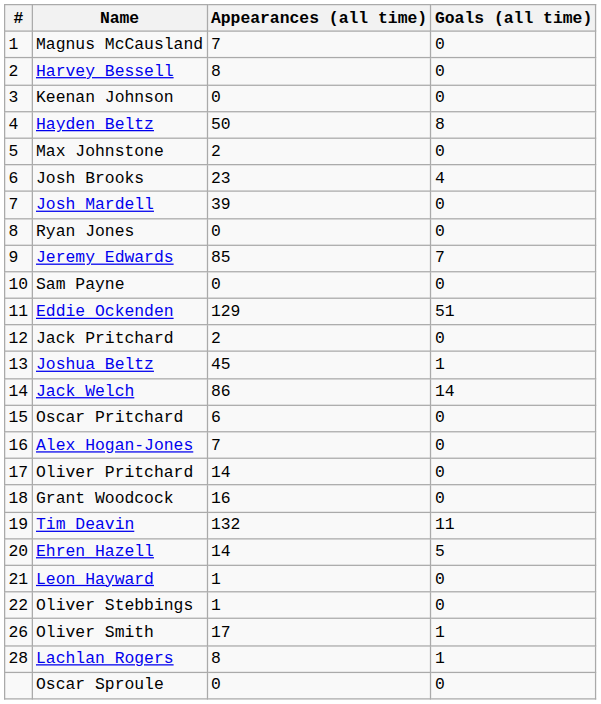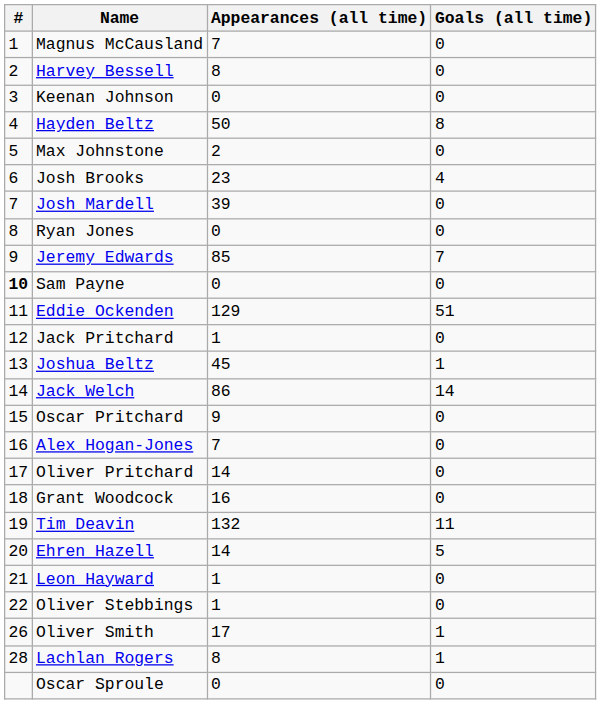(18, 285) normal -> (18, 285) bold
(216, 338) 2 -> (216, 338) 1
(216, 418) 6 -> (216, 418) 9
